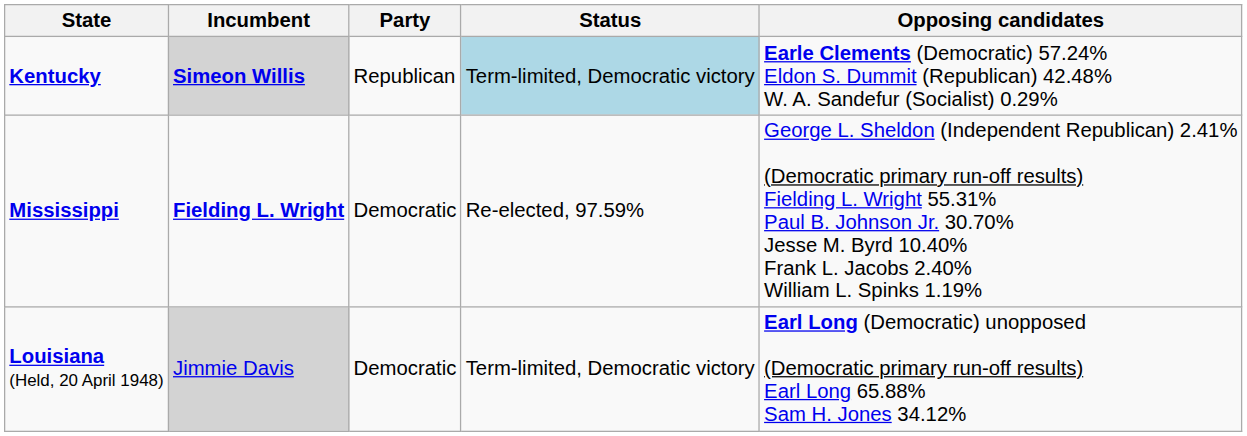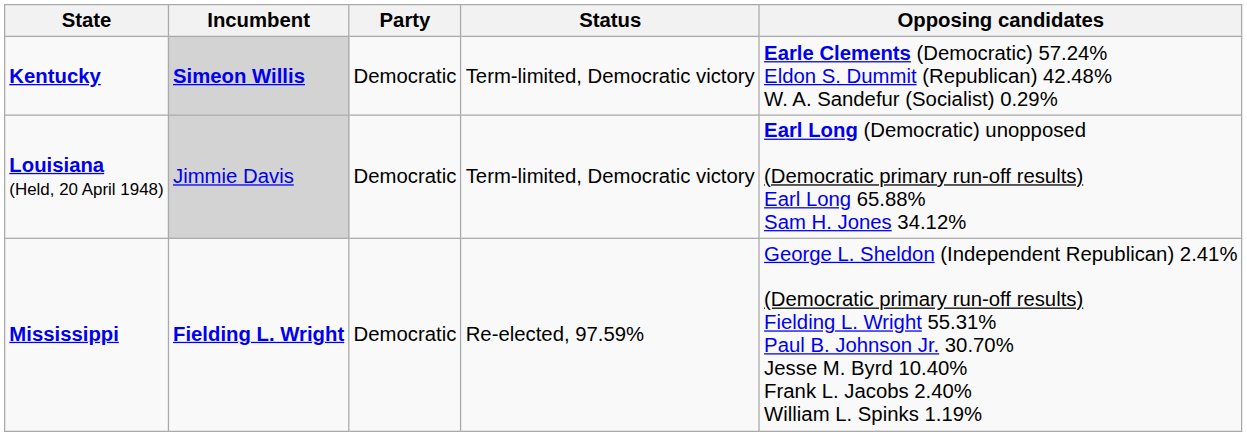(404, 75) Republican -> (405, 75) Democratic
(610, 75) lightblue background -> (610, 75) no background
rows swapped: (86, 368) <-> (64, 210)
